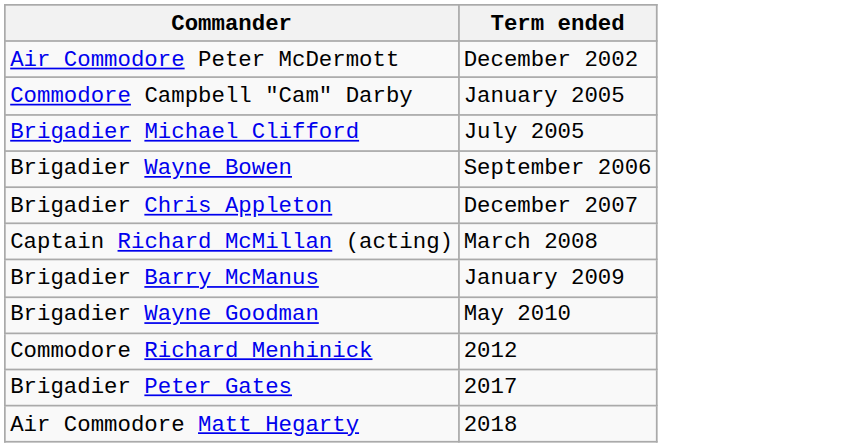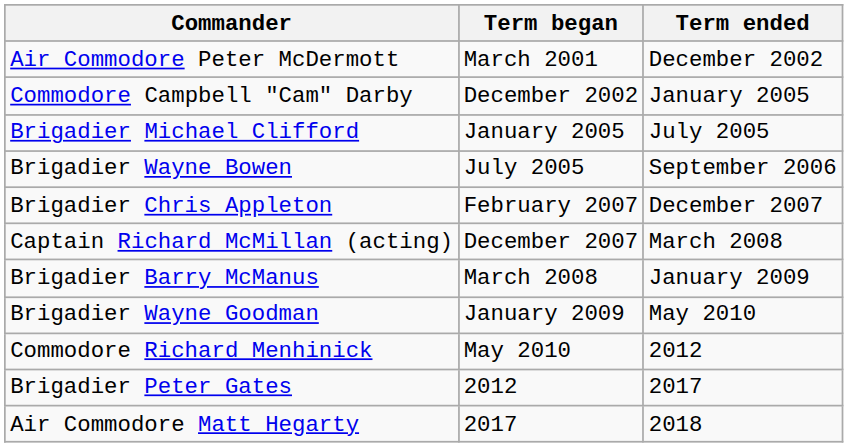+ column: (551, 23)
